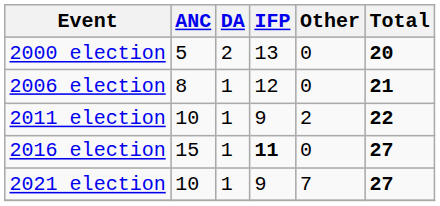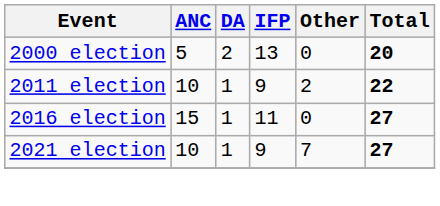- row: (88, 86)
(266, 152) bold -> (266, 119) normal
